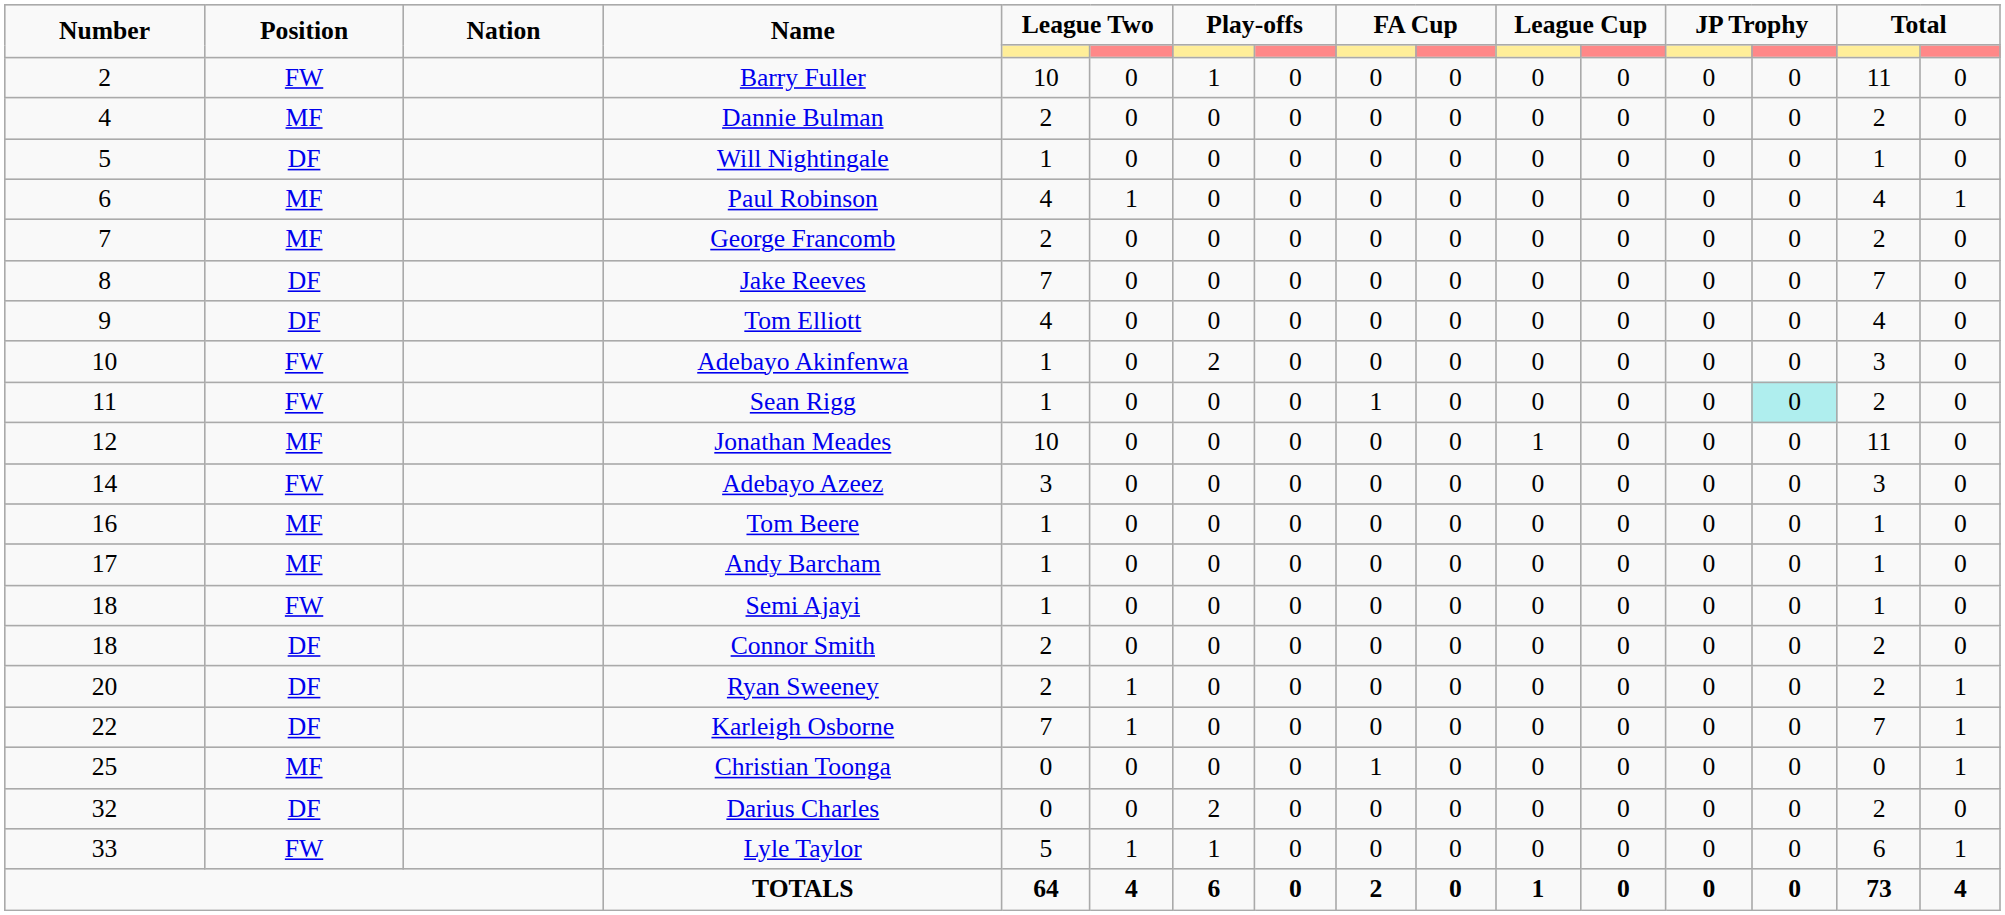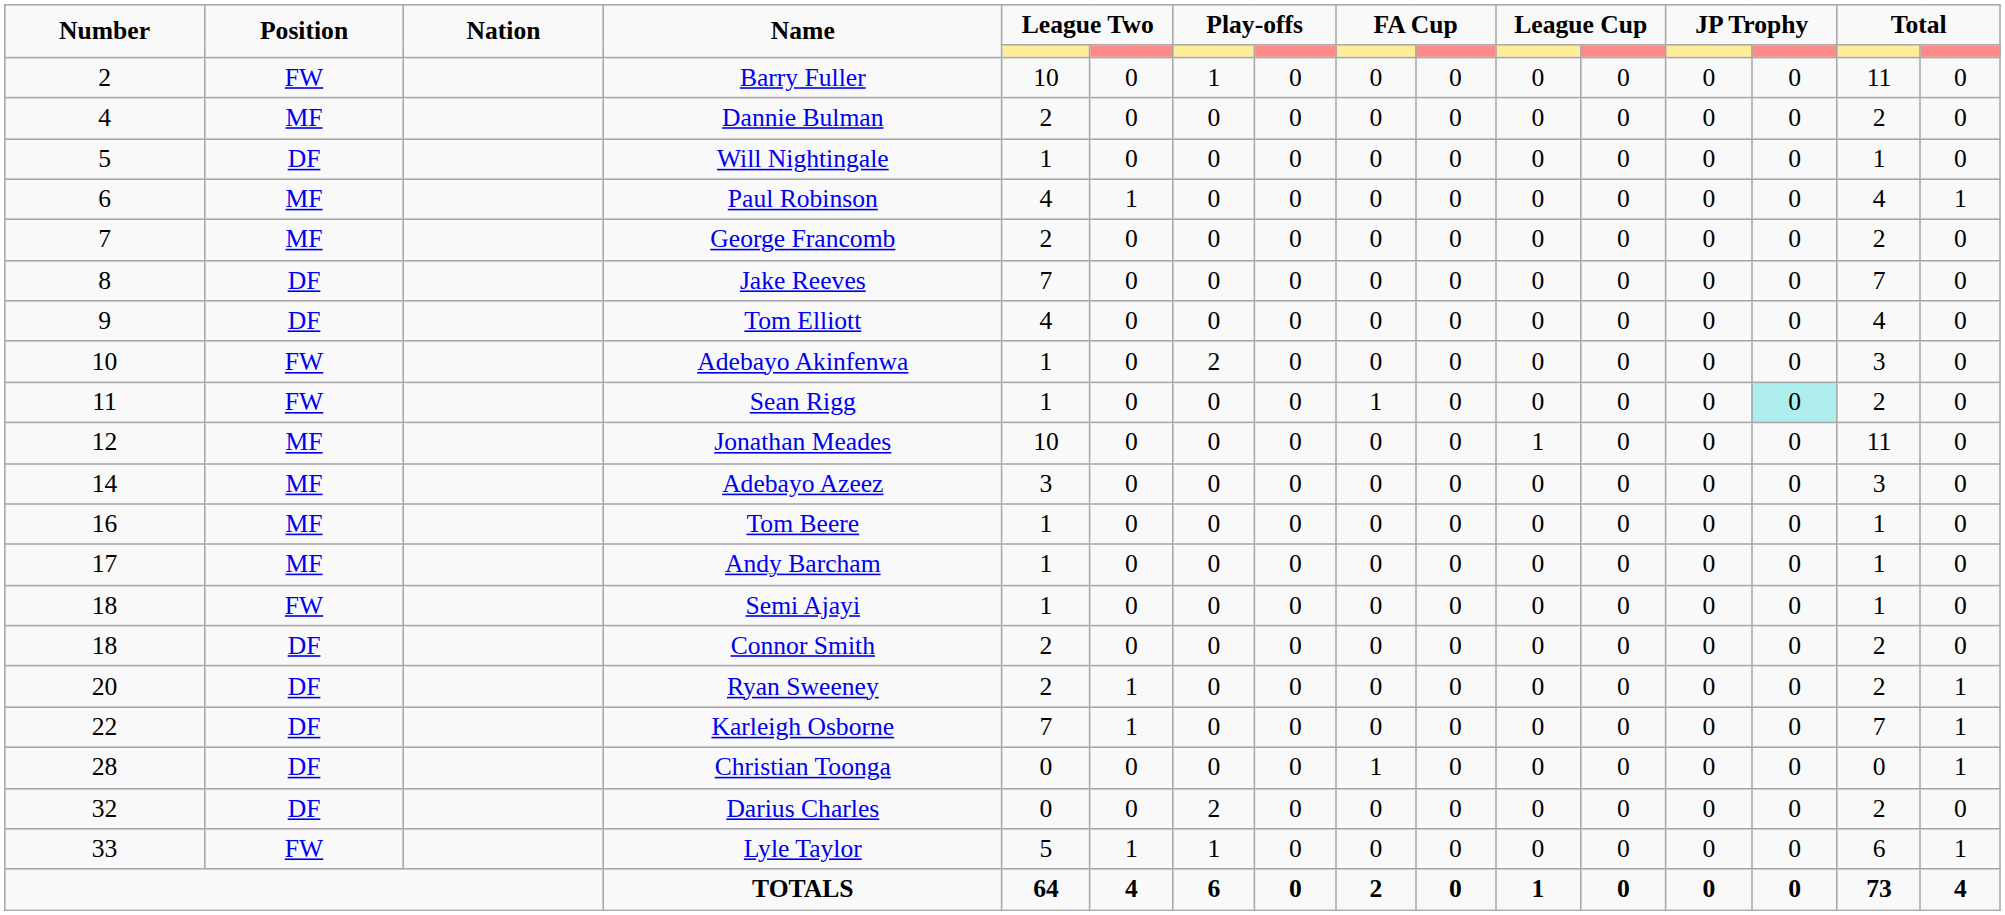(304, 483) FW -> (304, 483) MF
(105, 767) 25 -> (105, 767) 28
(304, 767) MF -> (304, 767) DF
